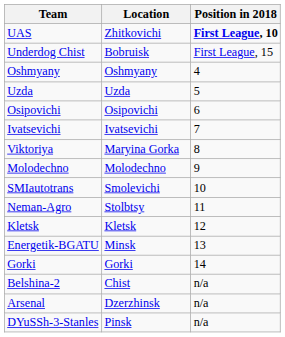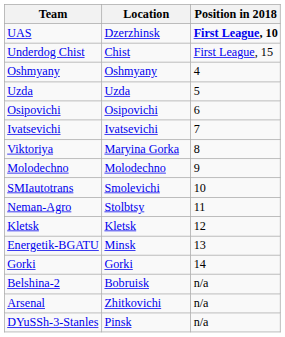(133, 33) Zhitkovichi -> (132, 33) Dzerzhinsk
(127, 52) Bobruisk -> (117, 52) Chist
(117, 284) Chist -> (127, 284) Bobruisk
(132, 303) Dzerzhinsk -> (133, 303) Zhitkovichi
